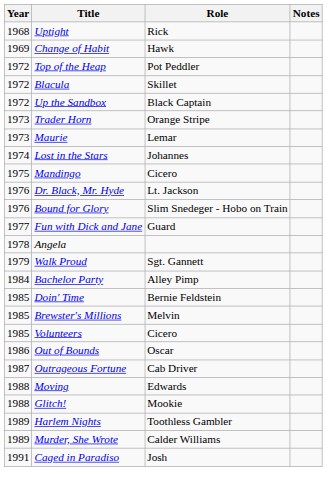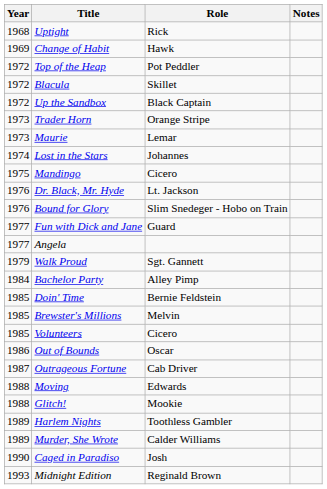(18, 244) 1978 -> (18, 244) 1977
(18, 457) 1991 -> (18, 457) 1990
+ row: (73, 475)
